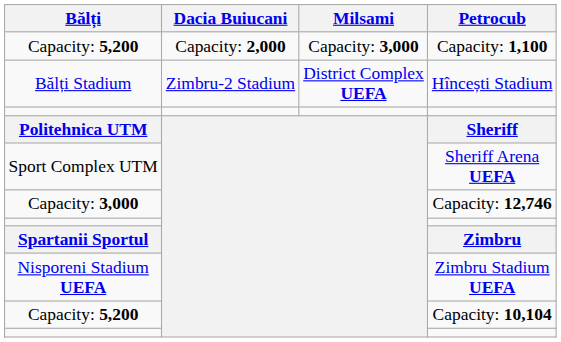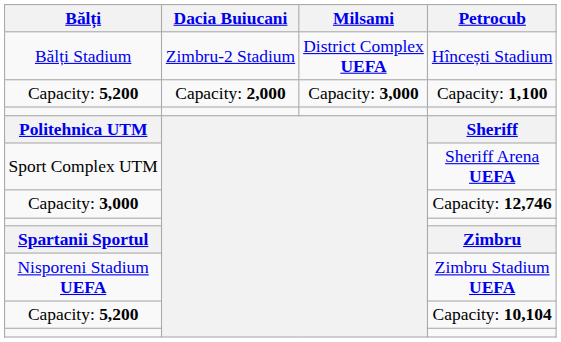rows swapped: (83, 83) <-> (83, 45)
